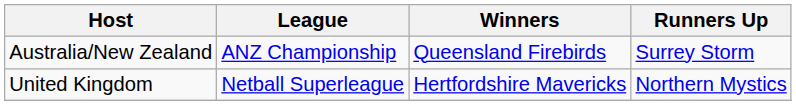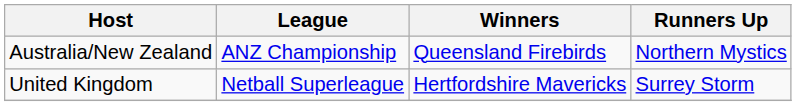(695, 52) Surrey Storm -> (711, 52) Northern Mystics
(711, 84) Northern Mystics -> (695, 84) Surrey Storm
